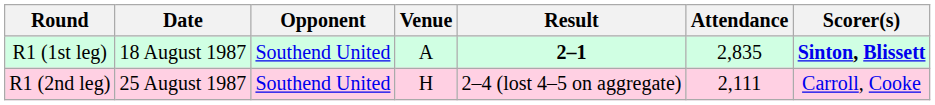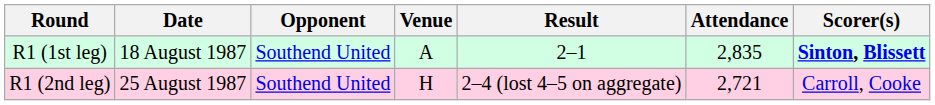(571, 52) bold -> (571, 52) normal
(740, 83) 2,111 -> (740, 83) 2,721
